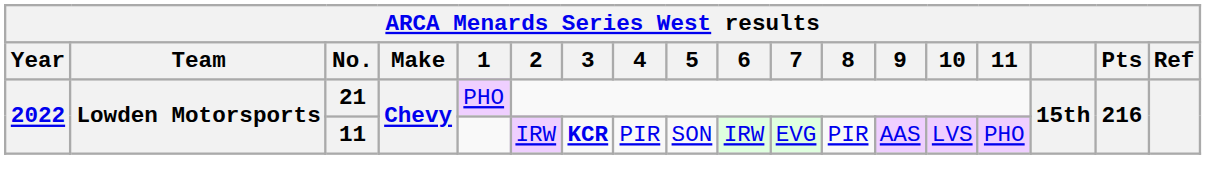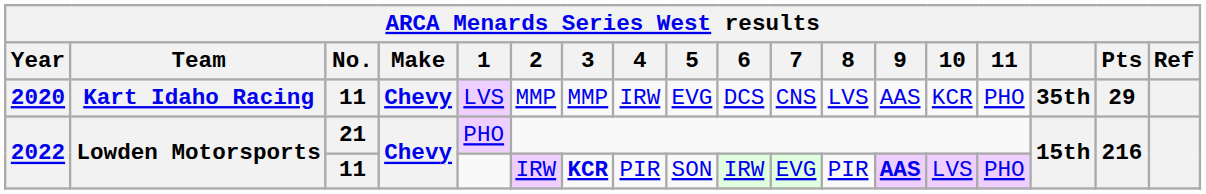+ row: (38, 97)
(900, 134) normal -> (900, 171) bold
